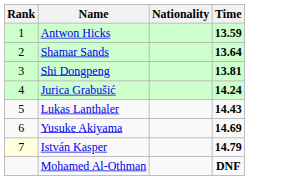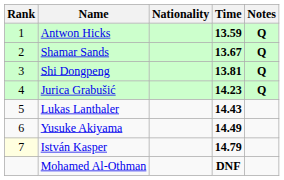+ column: (262, 14)
(228, 52) 13.64 -> (228, 52) 13.67
(228, 90) 14.24 -> (228, 90) 14.23
(228, 128) 14.69 -> (228, 128) 14.49
